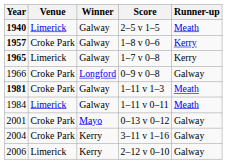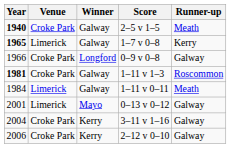(48, 27) Limerick -> (53, 27) Croke Park
- row: (16, 43)
(186, 89) Meath -> (199, 74) Roscommon
(53, 120) Croke Park -> (48, 105) Limerick
(48, 151) Limerick -> (53, 136) Croke Park
